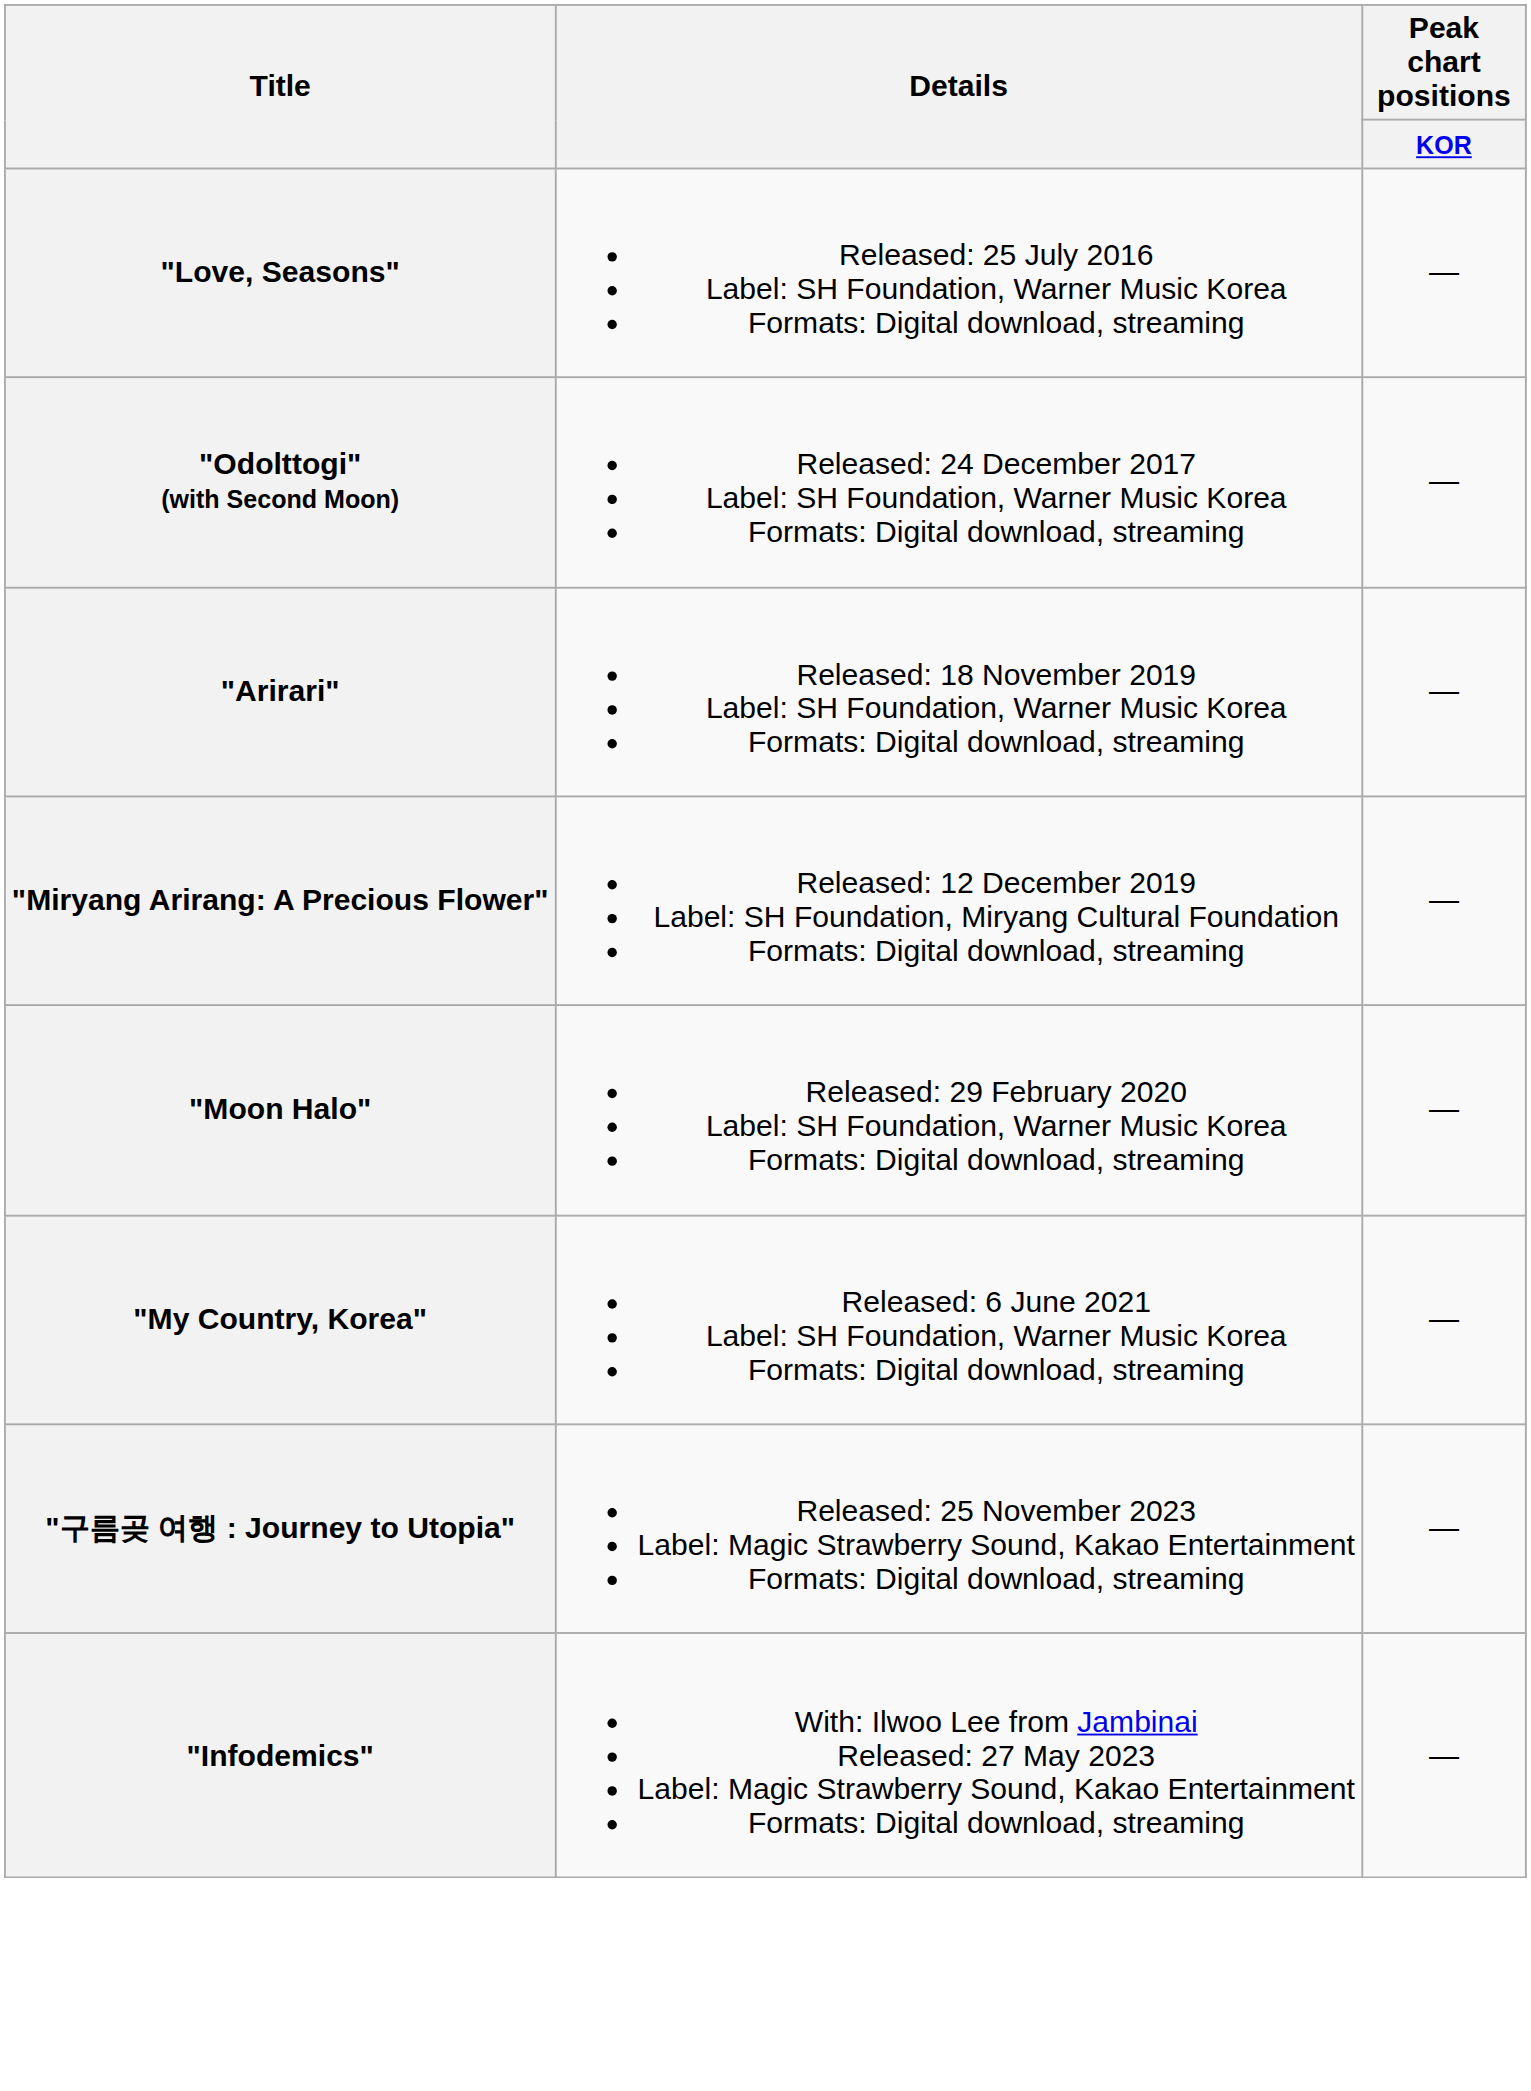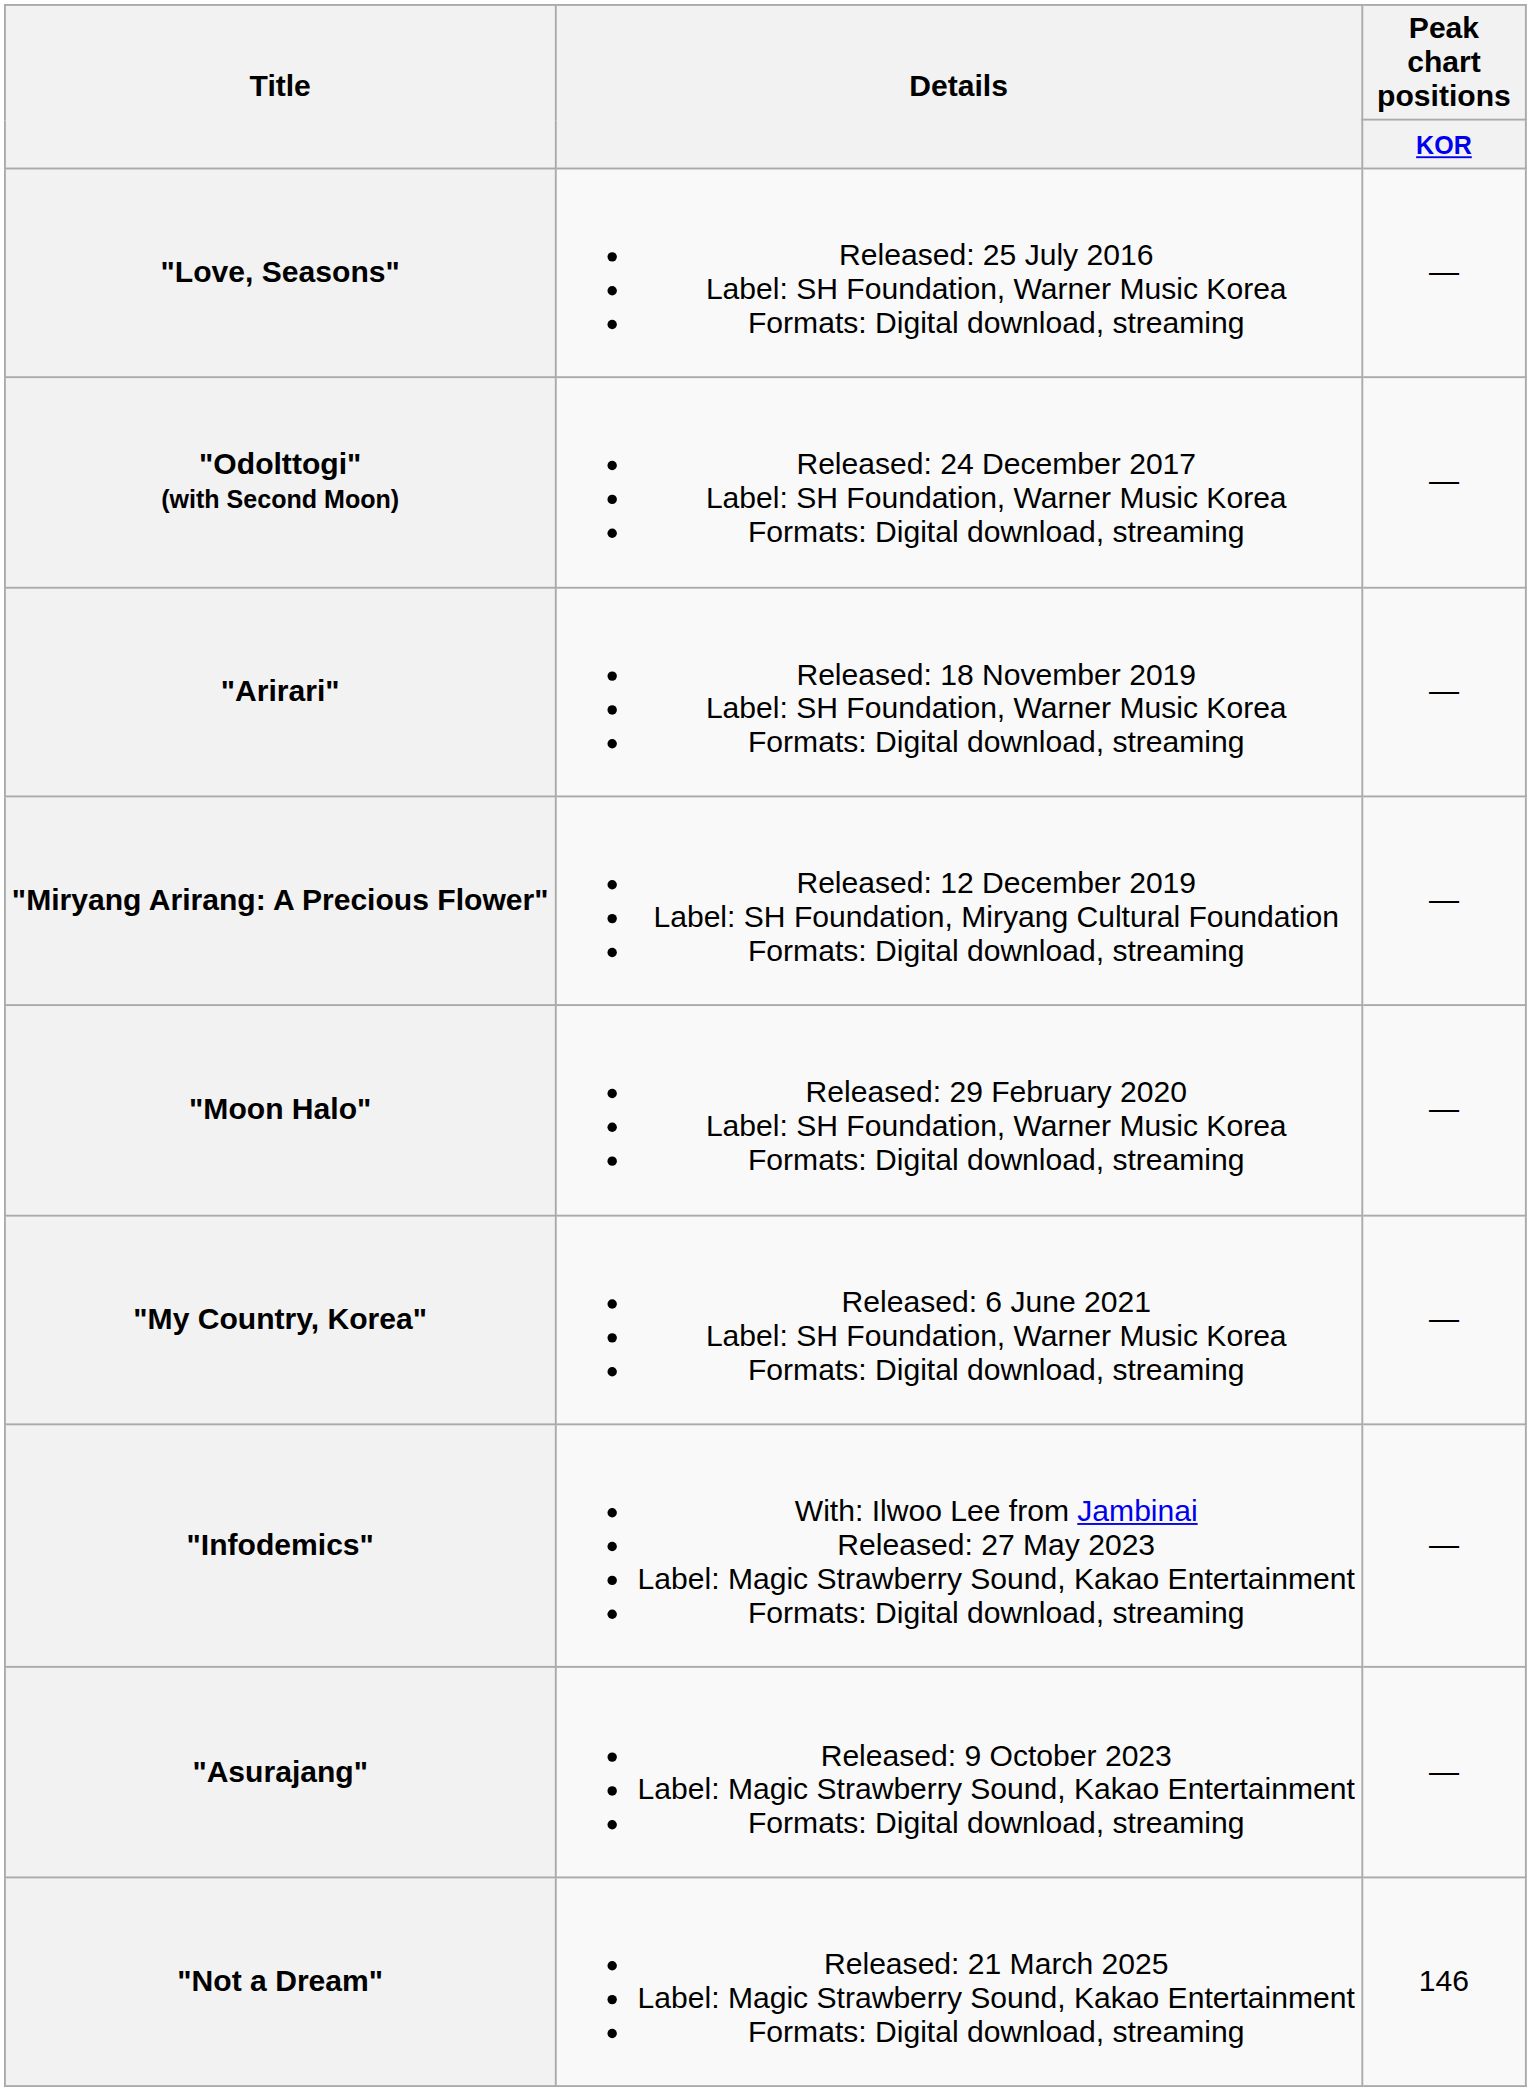- row: (280, 1527)
+ row: (280, 1771)
+ row: (280, 1981)
